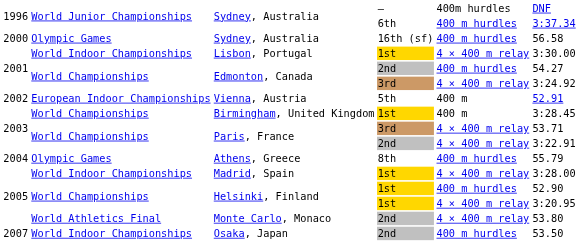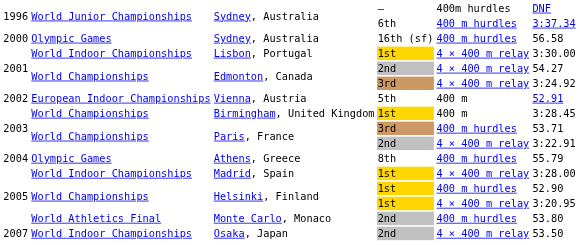(477, 68) 400 m hurdles -> (483, 68) 4 × 400 m relay
(483, 128) 4 × 400 m relay -> (477, 128) 400 m hurdles
(483, 218) 4 × 400 m relay -> (477, 218) 400 m hurdles
(477, 233) 400 m hurdles -> (483, 233) 4 × 400 m relay
